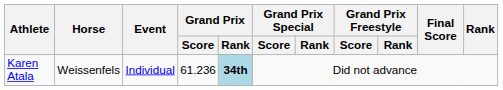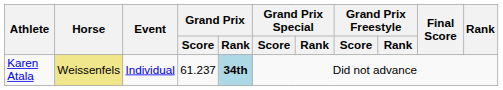(89, 70) no background -> (89, 70) khaki background
(198, 70) 61.236 -> (198, 70) 61.237
